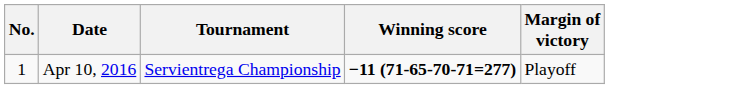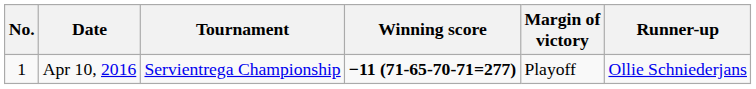+ column: (678, 29)
